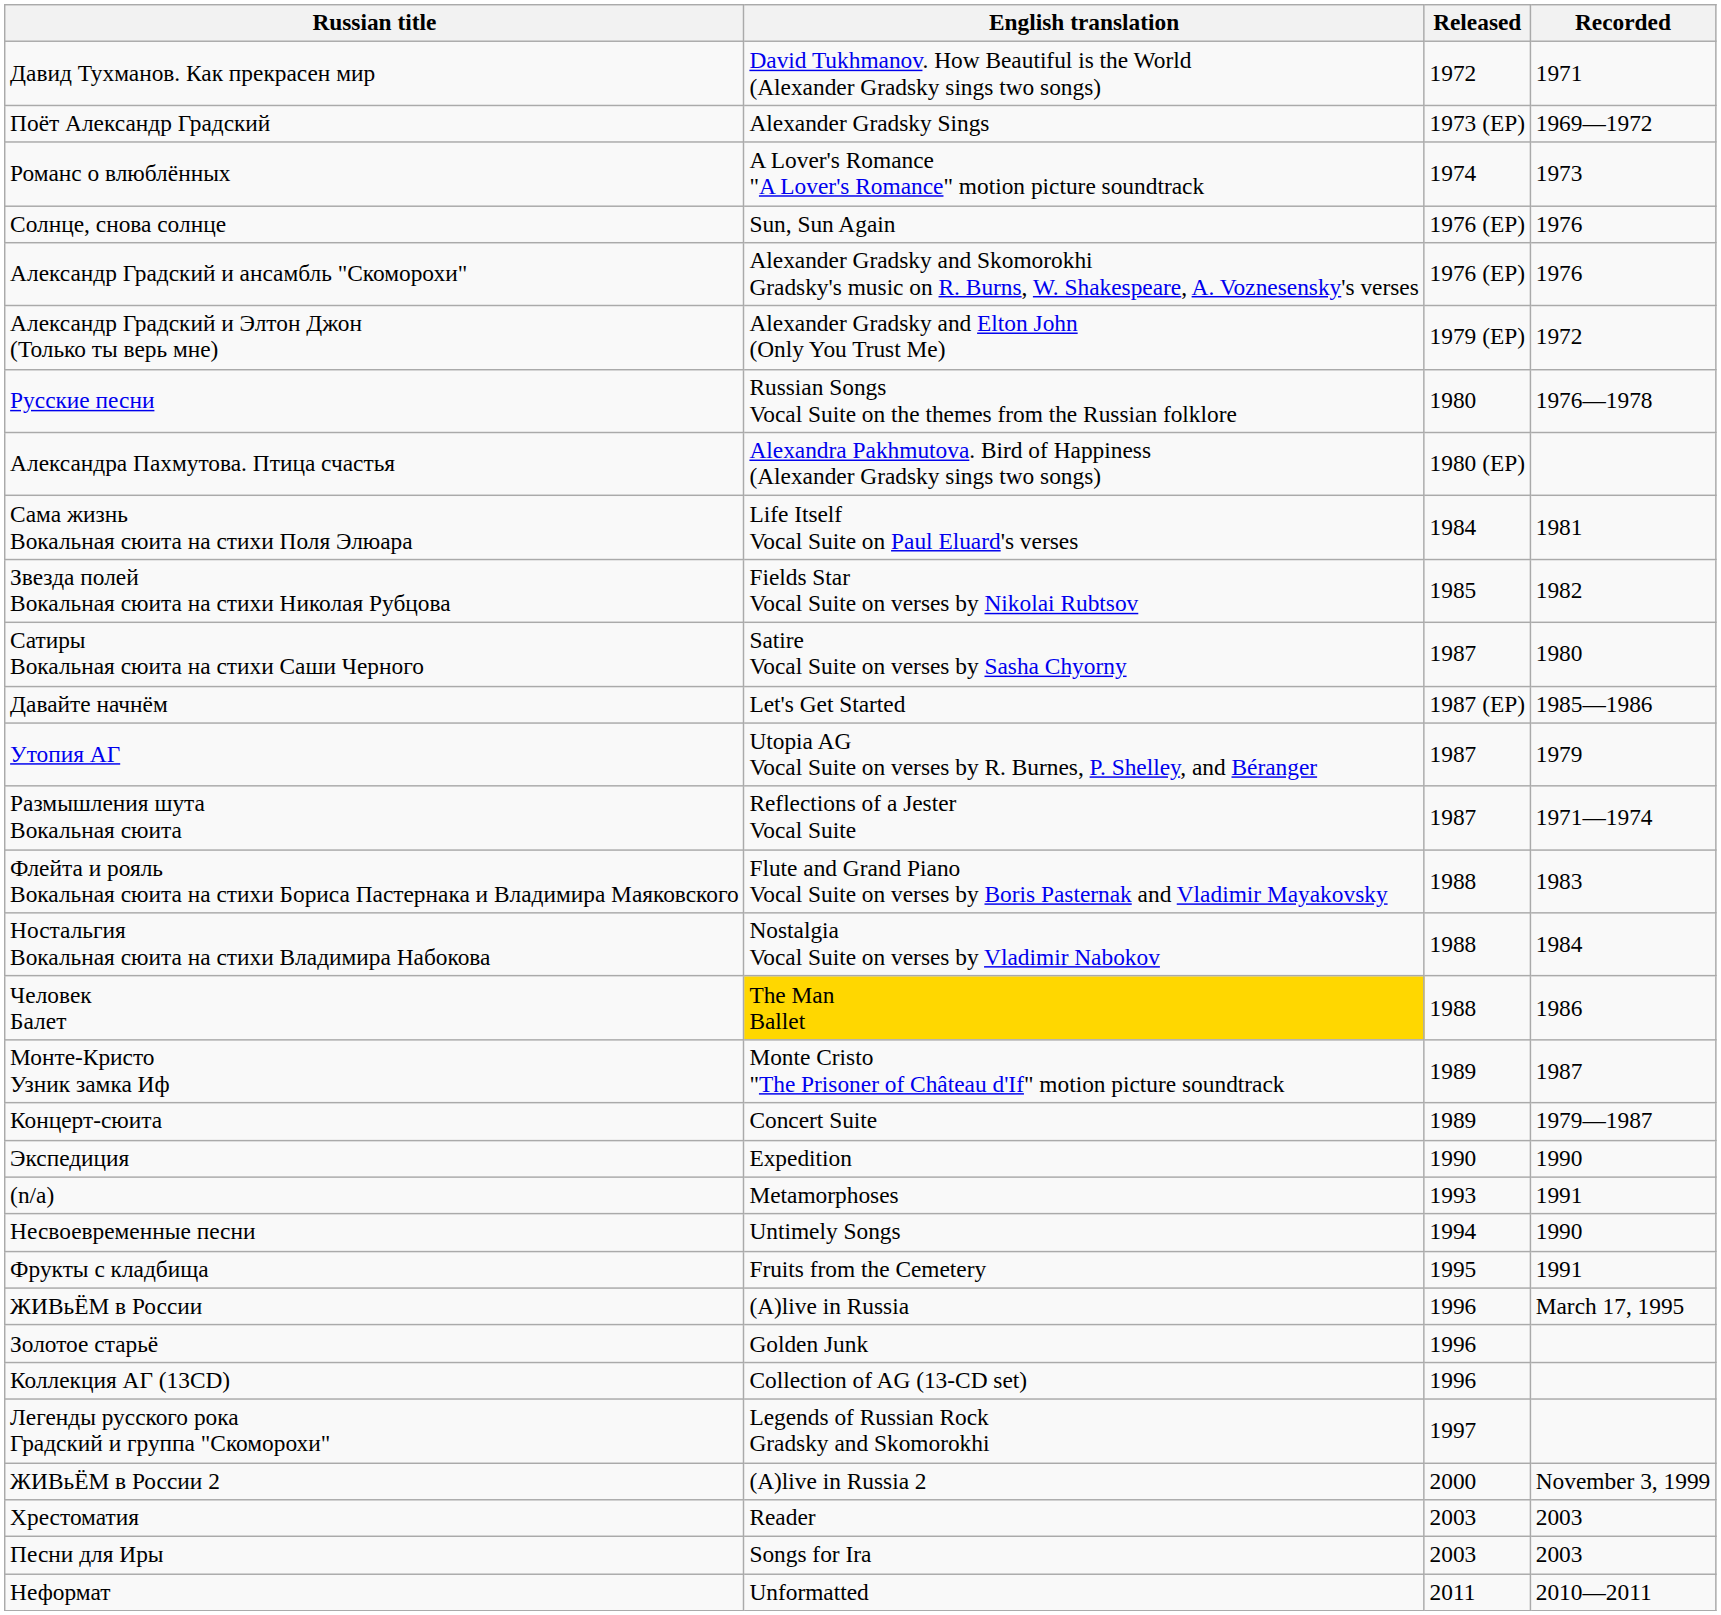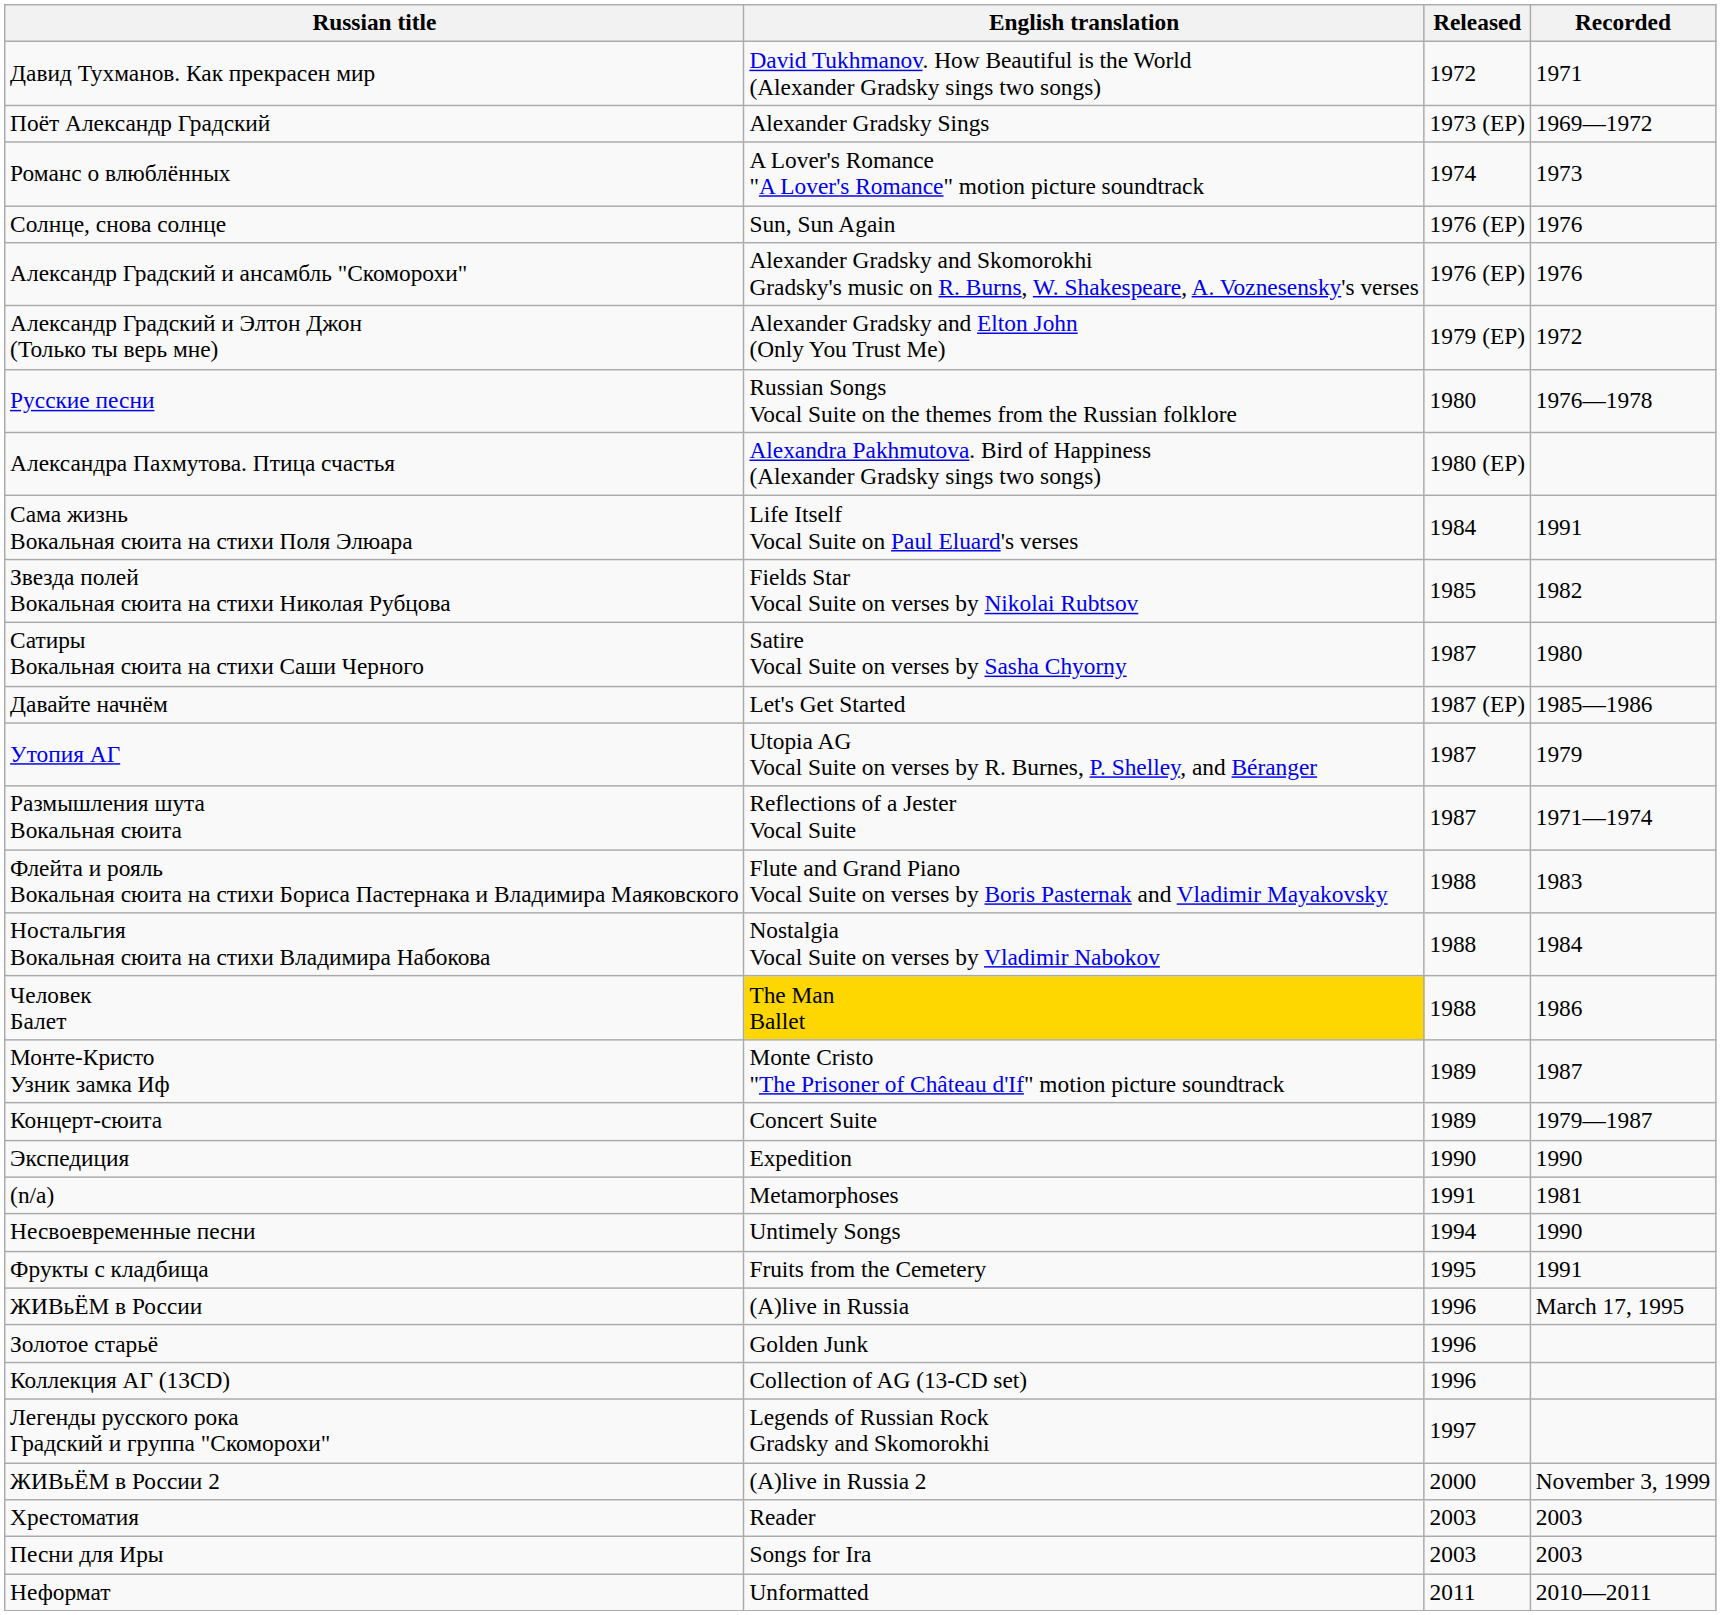(1559, 527) 1981 -> (1559, 527) 1991
(1453, 1195) 1993 -> (1453, 1195) 1991
(1559, 1195) 1991 -> (1559, 1195) 1981
